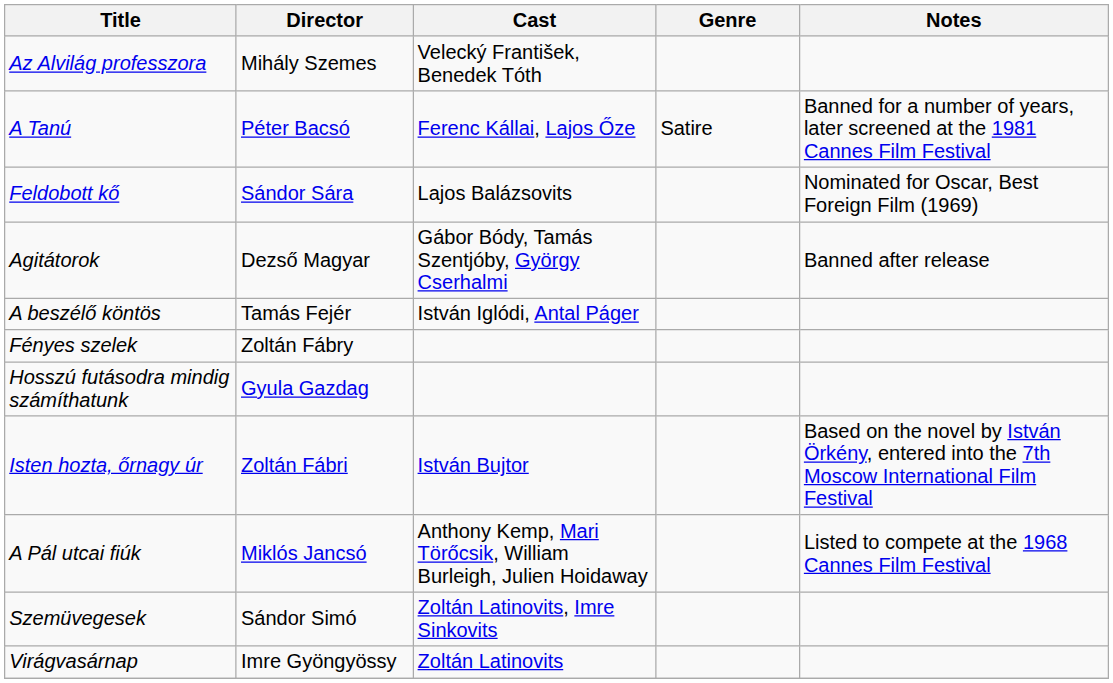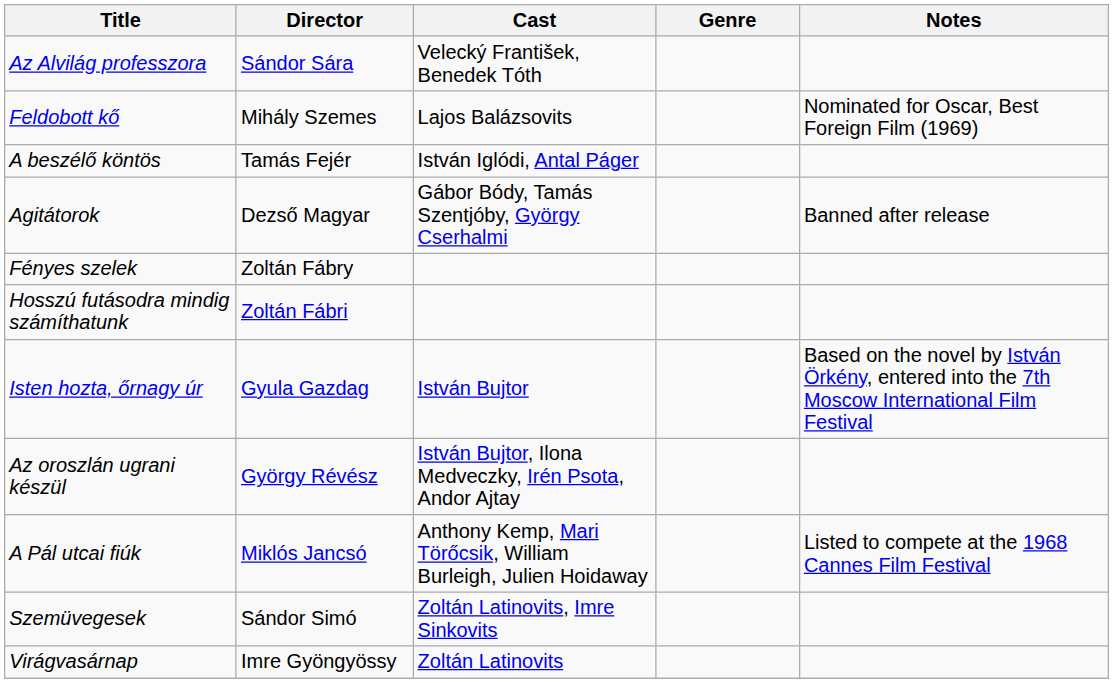(309, 63) Mihály Szemes -> (297, 63) Sándor Sára
- row: (40, 128)
(297, 194) Sándor Sára -> (309, 117) Mihály Szemes
rows swapped: (85, 313) <-> (54, 259)
(305, 388) Gyula Gazdag -> (294, 311) Zoltán Fábri
(294, 465) Zoltán Fábri -> (305, 388) Gyula Gazdag
+ row: (92, 476)
